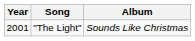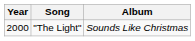(18, 28) 2001 -> (18, 28) 2000
